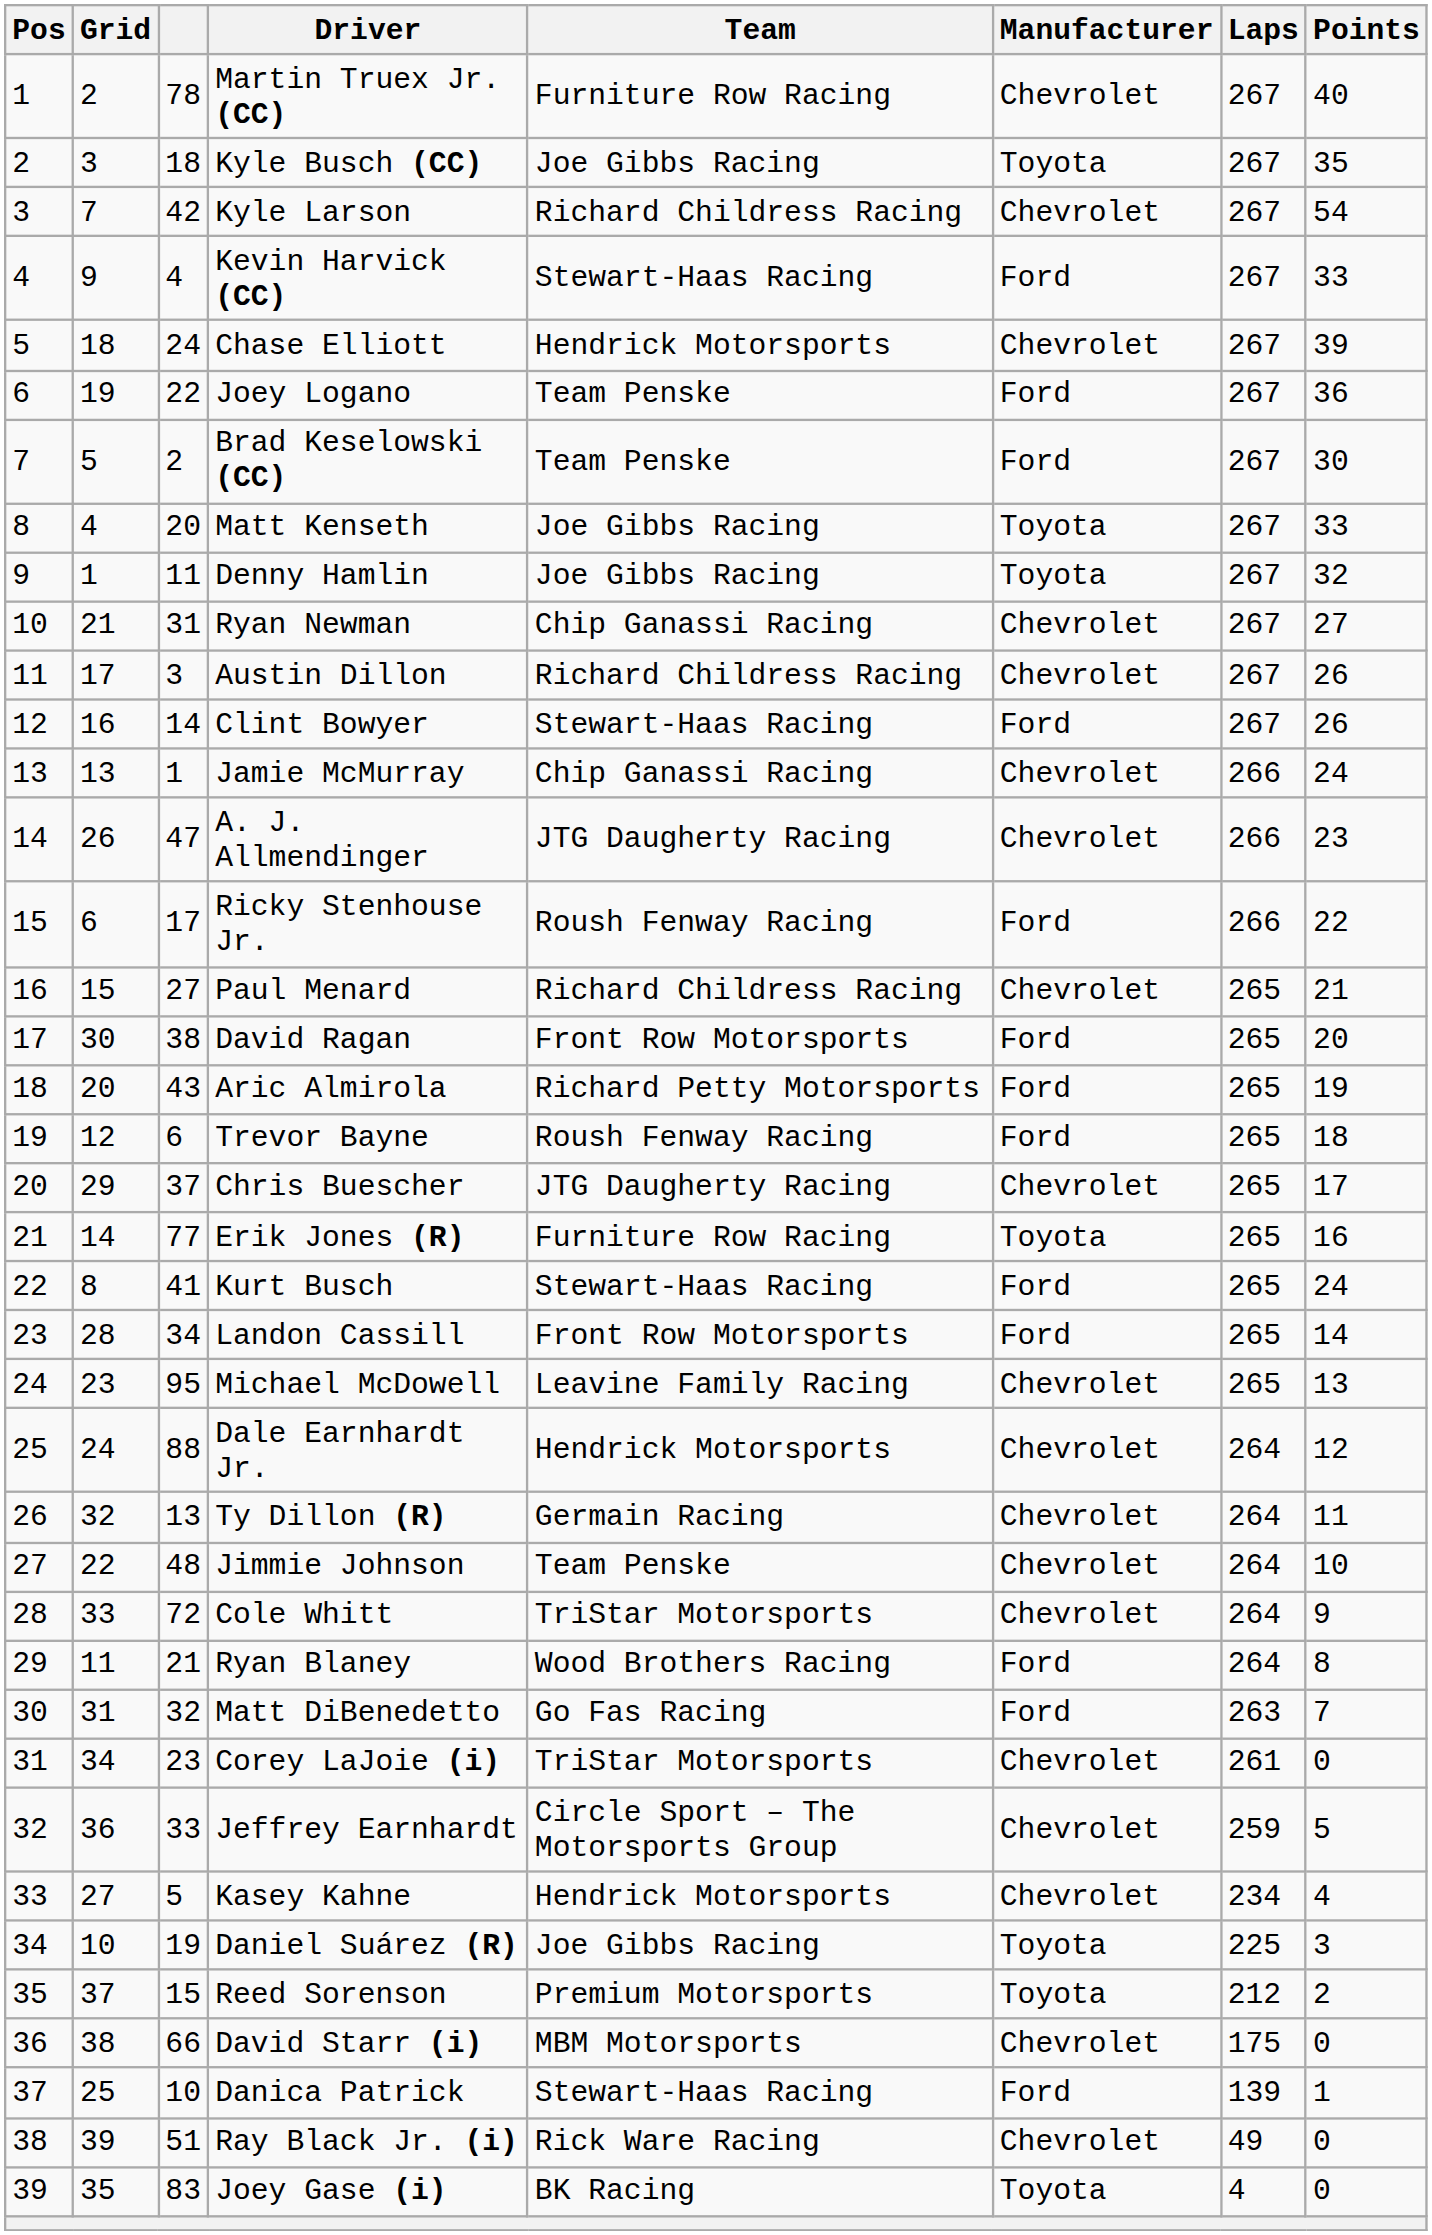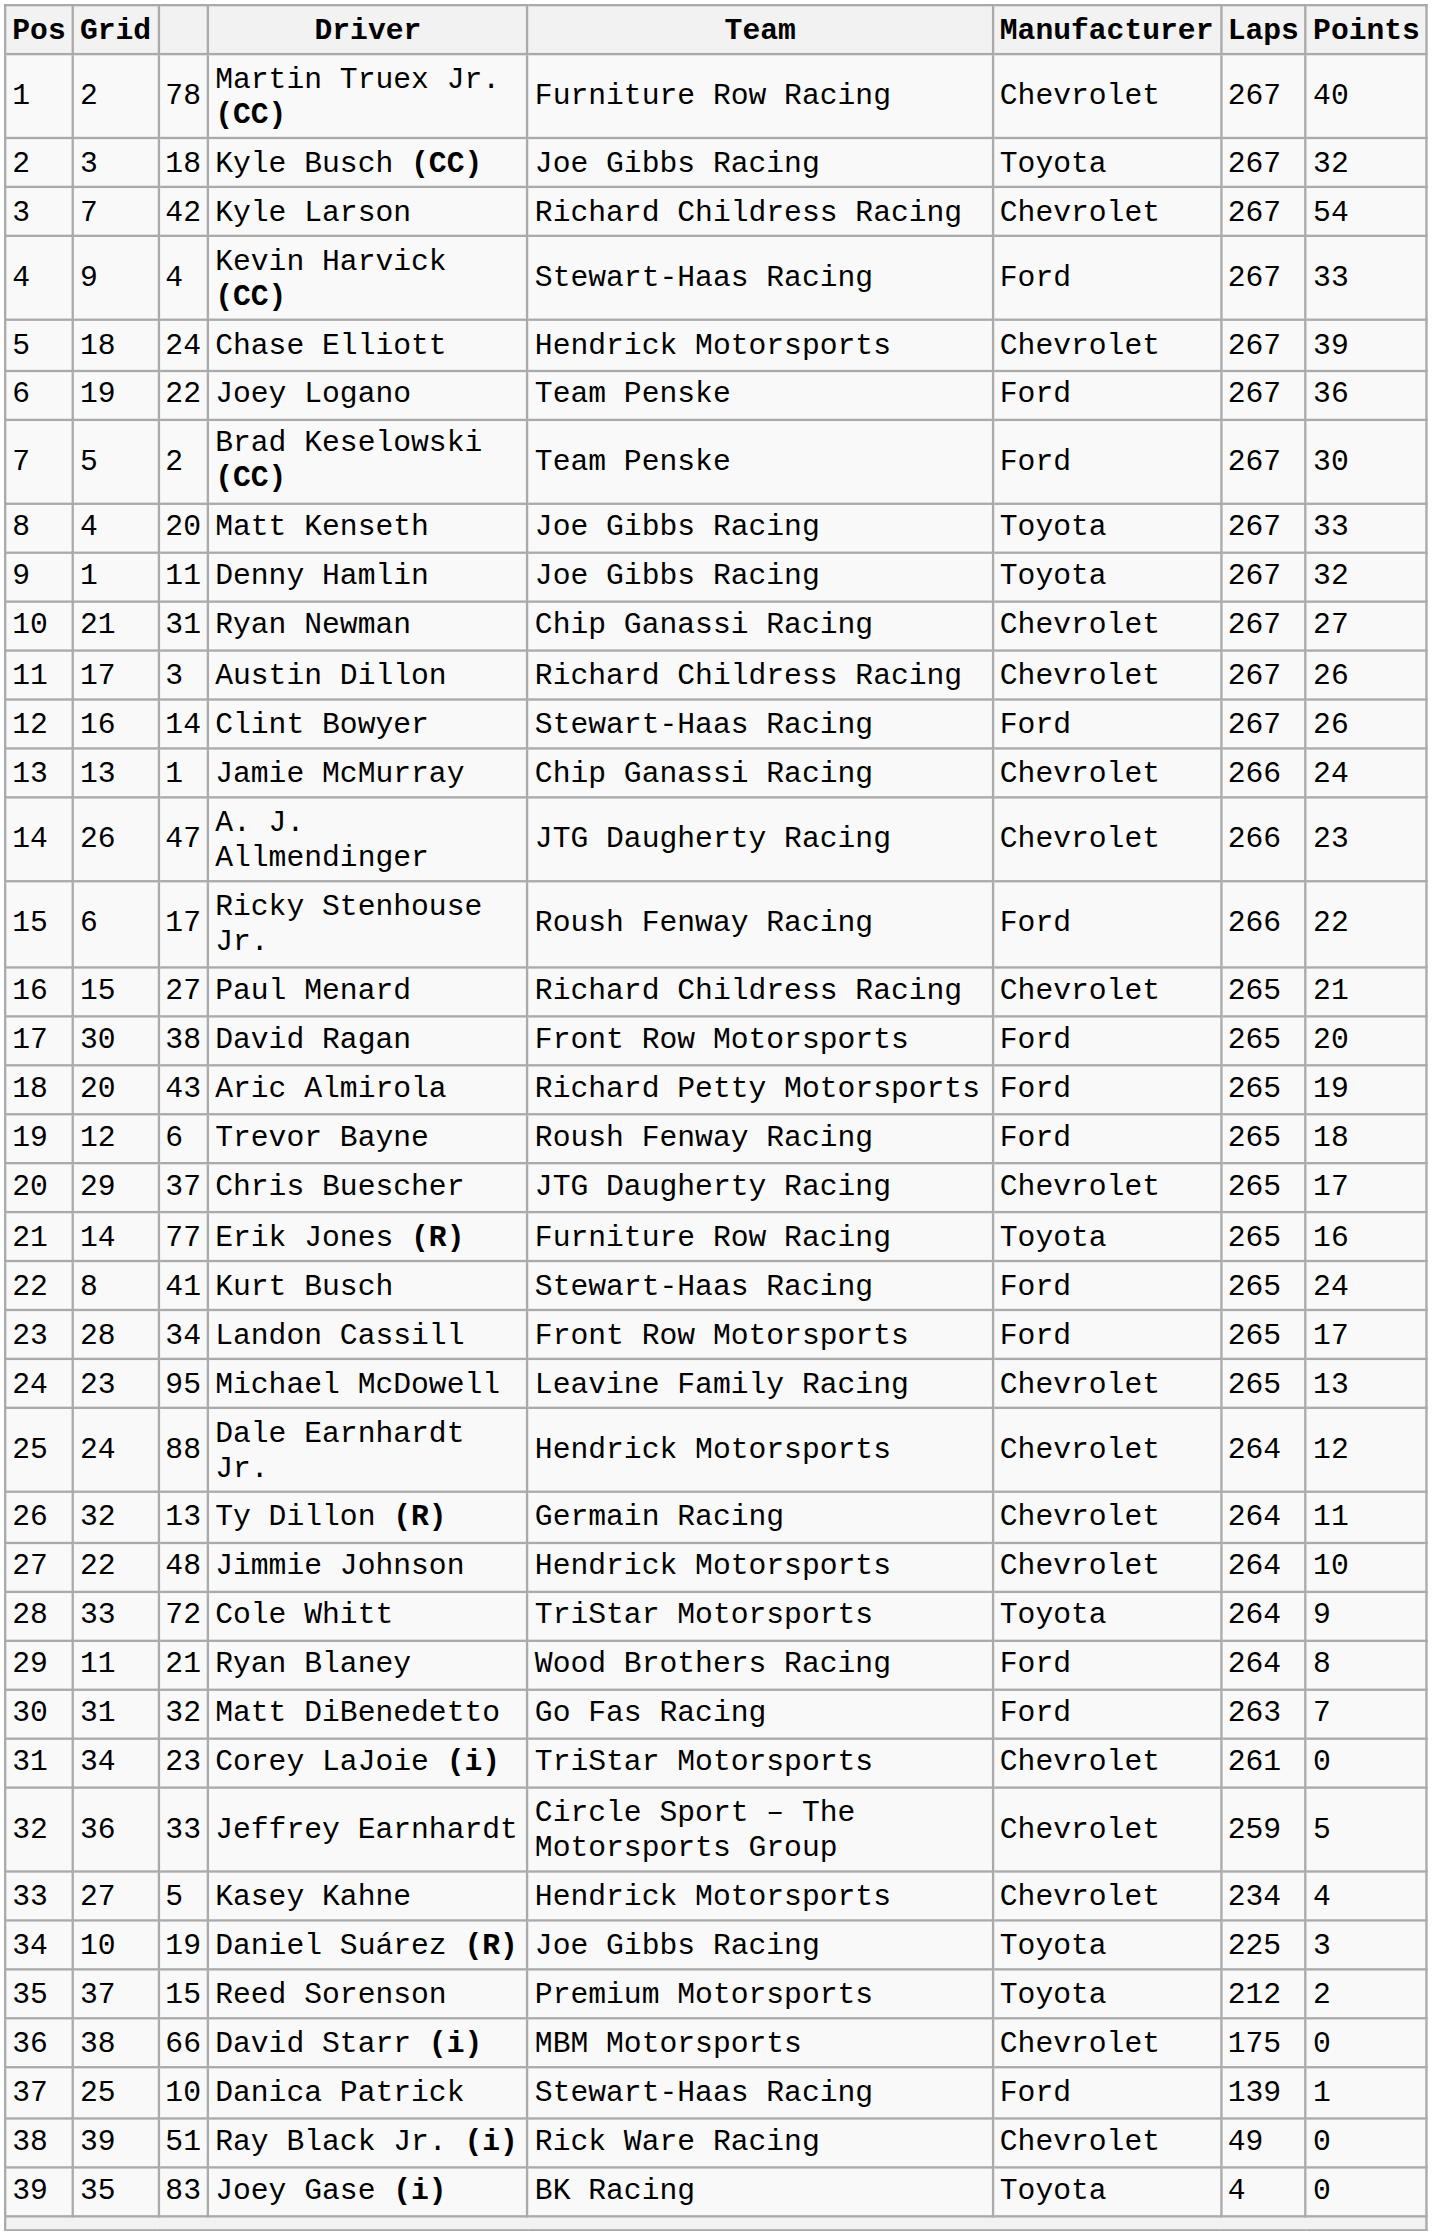(1331, 163) 35 -> (1331, 163) 32
(1331, 1335) 14 -> (1331, 1335) 17
(633, 1566) Team Penske -> (713, 1566) Hendrick Motorsports
(1080, 1615) Chevrolet -> (1053, 1615) Toyota
